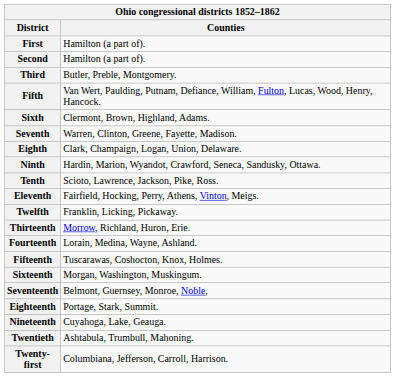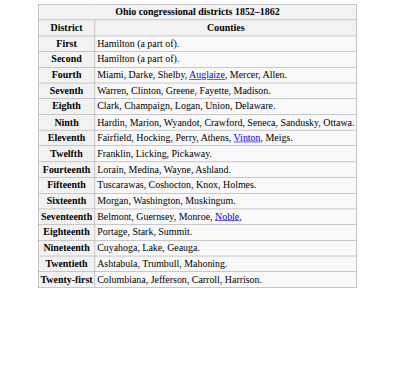- row: (33, 75)
+ row: (67, 75)
- row: (33, 96)
- row: (33, 117)
- row: (33, 180)
- row: (33, 228)
